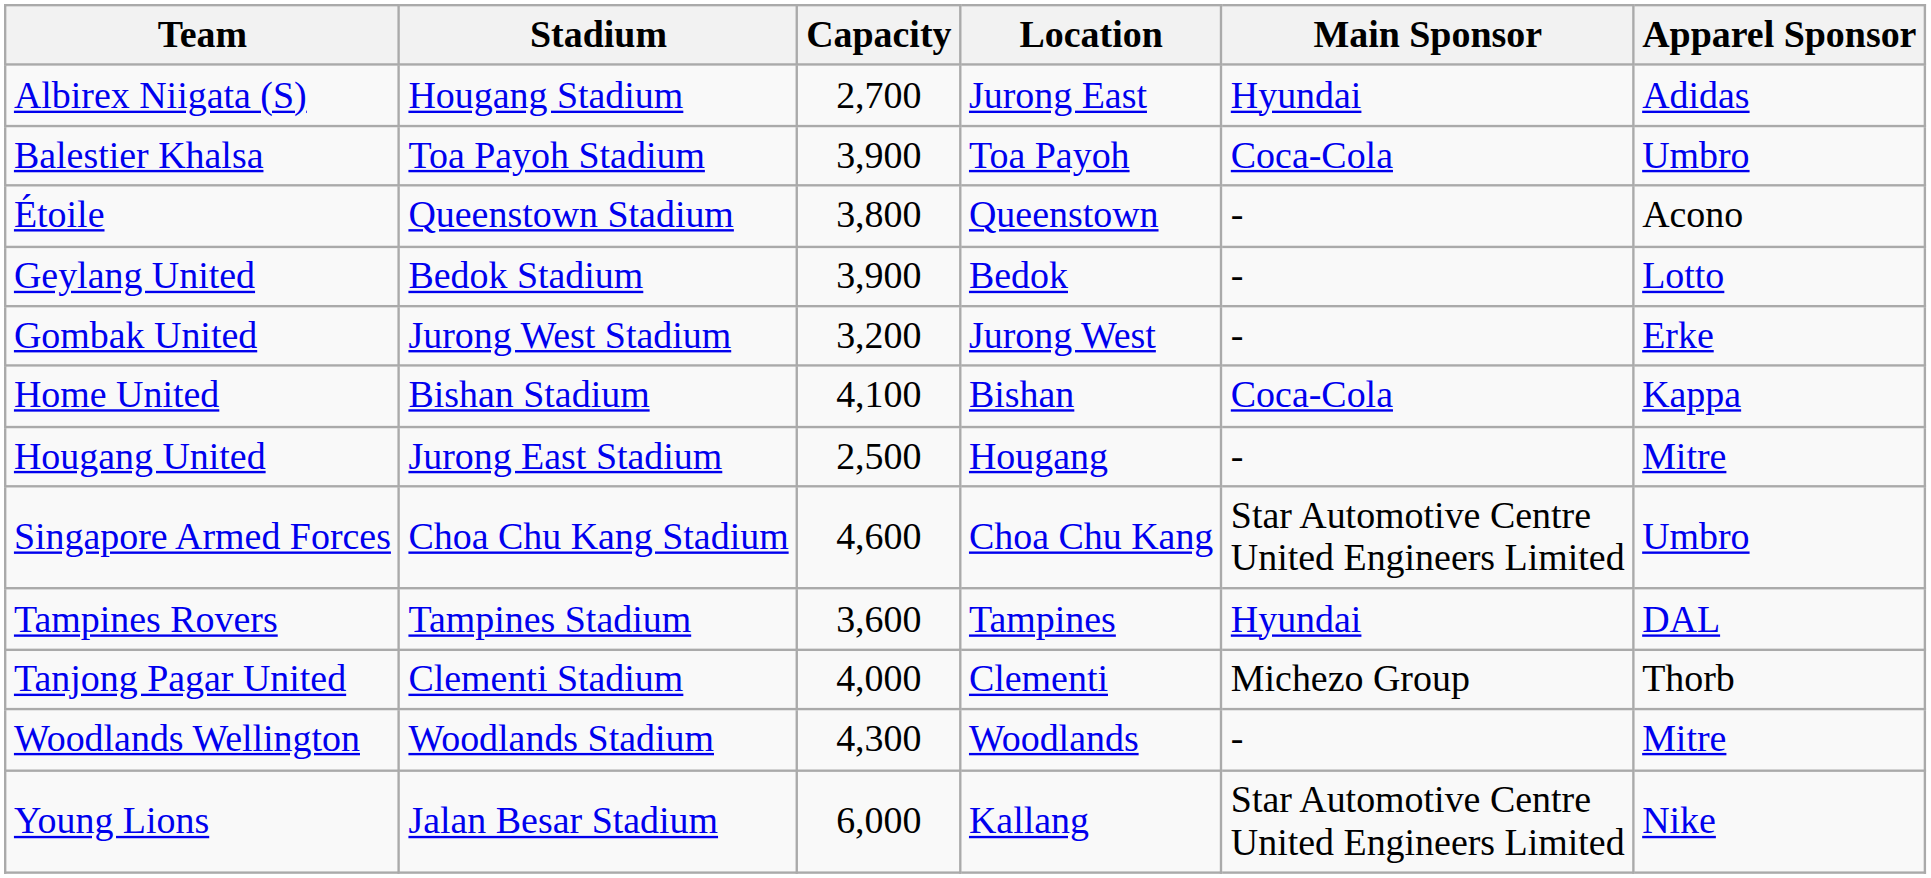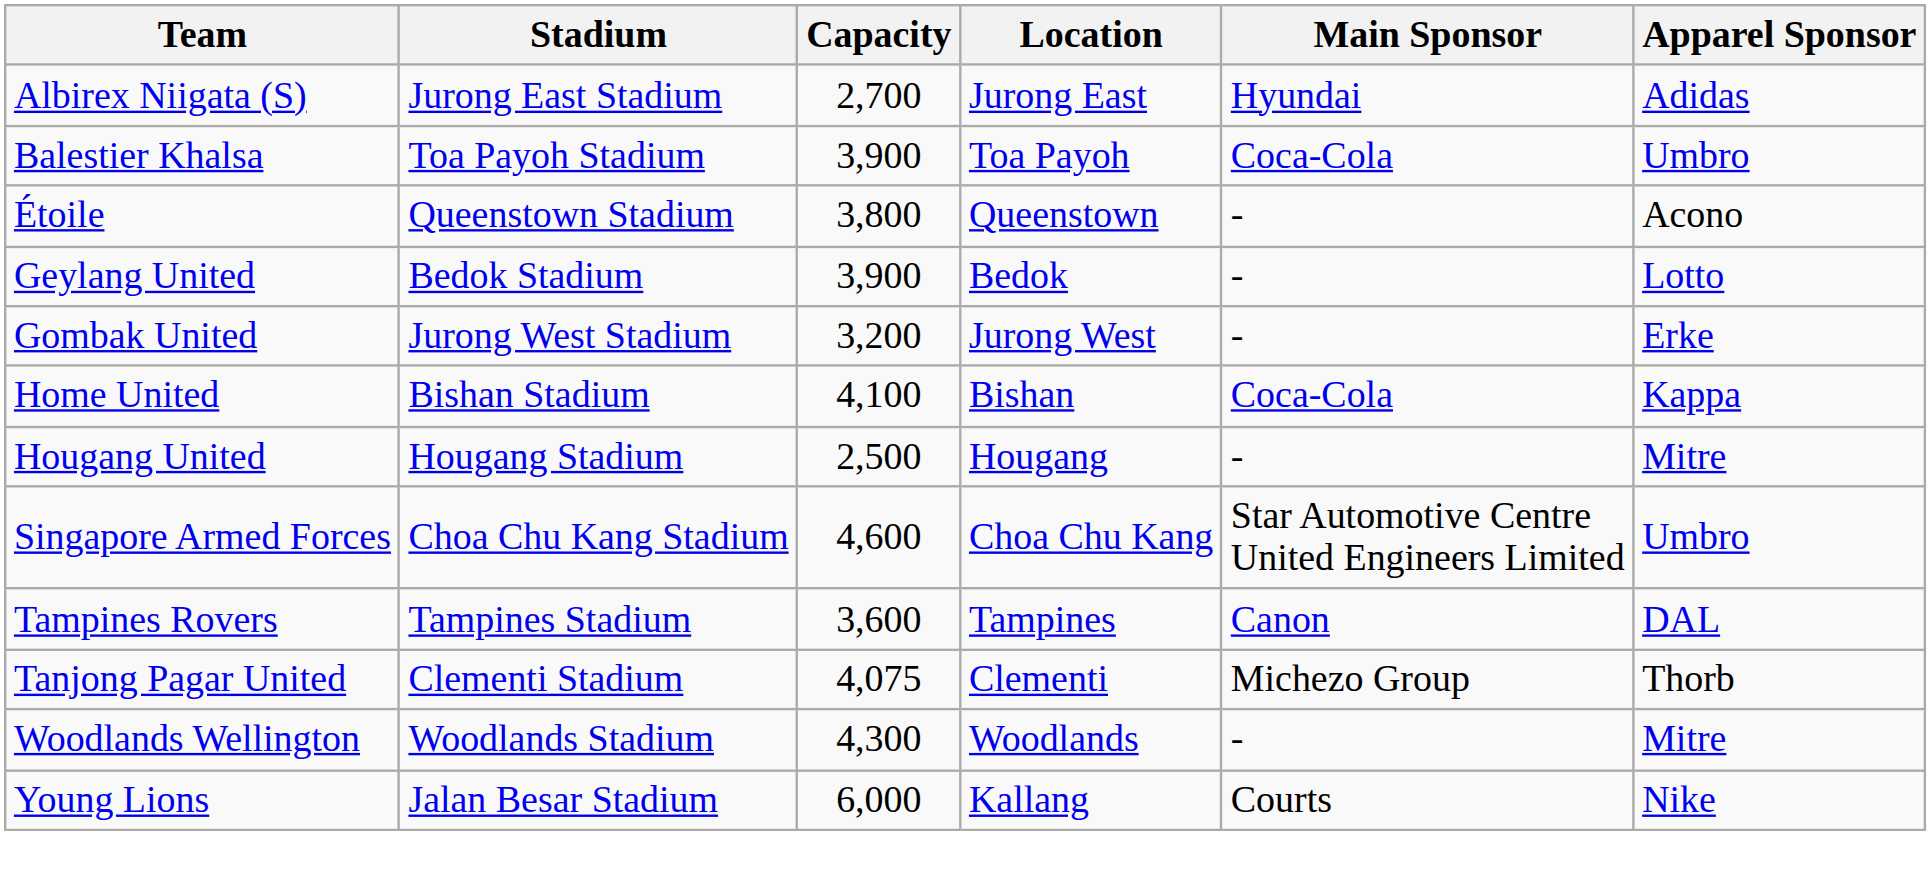(546, 94) Hougang Stadium -> (565, 94) Jurong East Stadium
(565, 455) Jurong East Stadium -> (546, 455) Hougang Stadium
(1296, 618) Hyundai -> (1280, 618) Canon
(879, 678) 4,000 -> (879, 678) 4,075
(1428, 820) Star Automotive Centre United Engineers Limited -> (1281, 798) Courts
